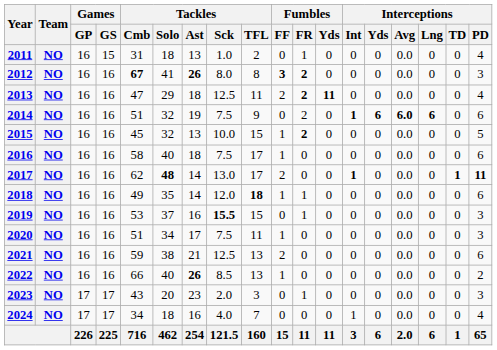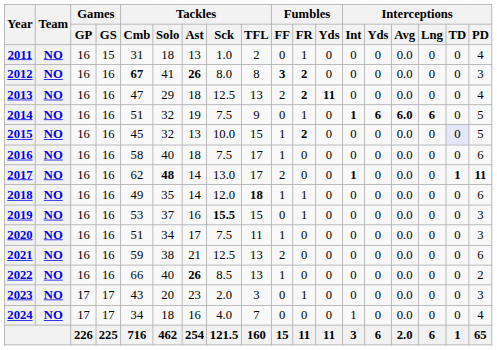(256, 94) 11 -> (256, 94) 13
(304, 114) 2 -> (304, 114) 1
(480, 114) 6 -> (480, 114) 5
(457, 134) no background -> (457, 134) lavender background
